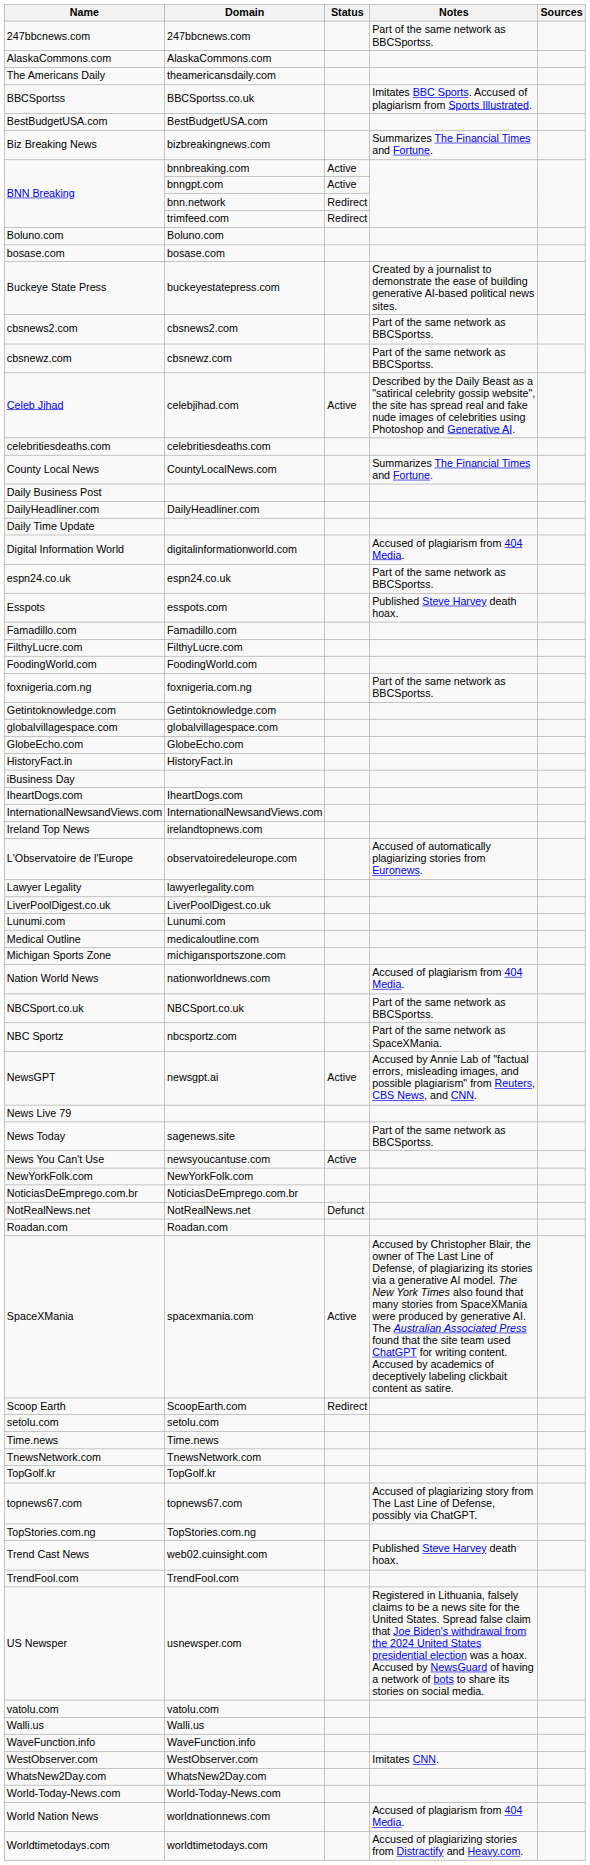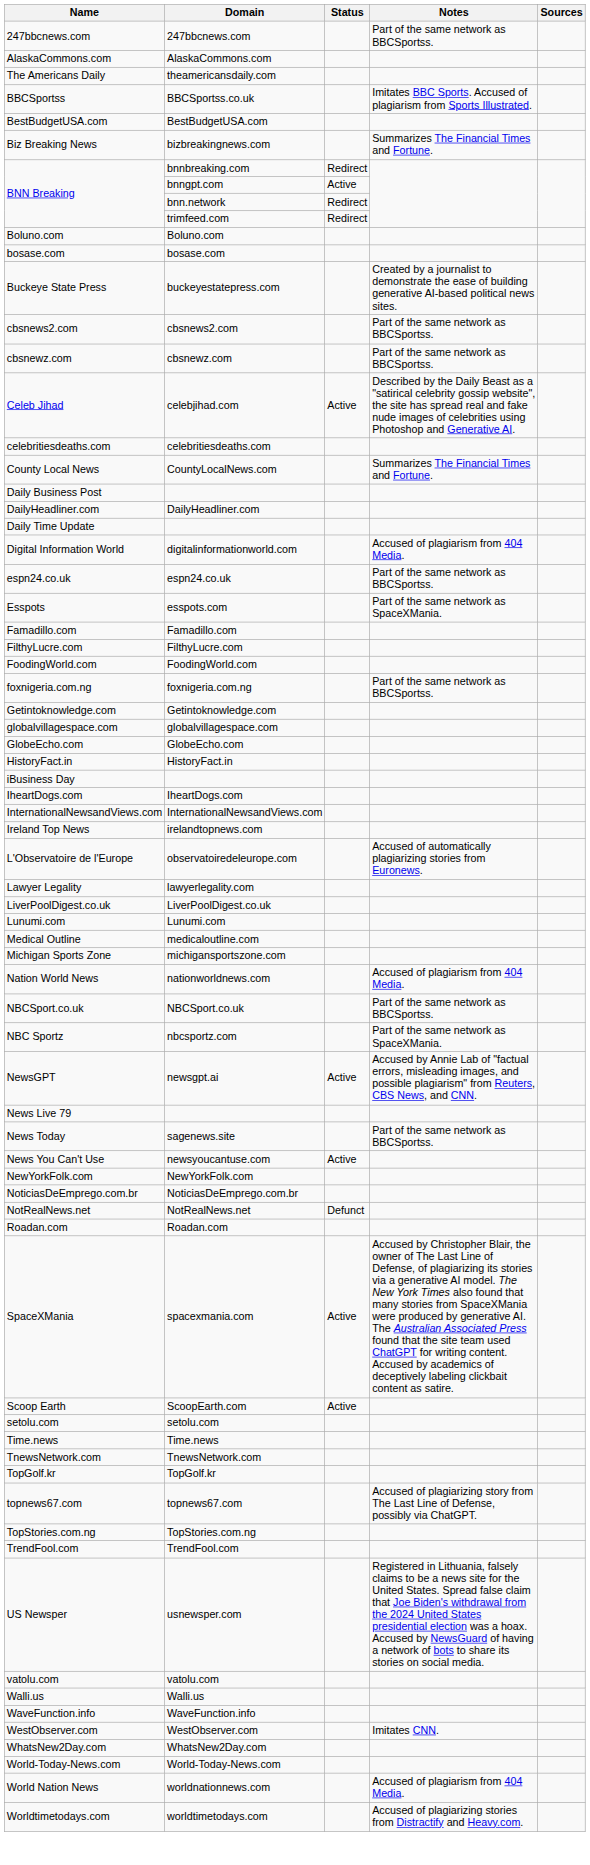(342, 168) Active -> (347, 168) Redirect
(444, 607) Published Steve Harvey death hoax. -> (439, 607) Part of the same network as SpaceXMania.
(347, 1406) Redirect -> (342, 1406) Active
- row: (48, 1555)
